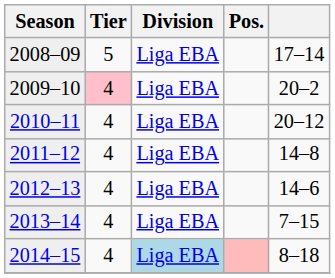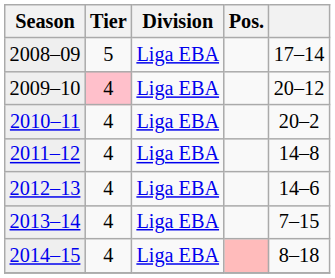(299, 87) 20–2 -> (299, 87) 20–12
(299, 121) 20–12 -> (299, 121) 20–2
(178, 254) lightblue background -> (178, 254) no background
